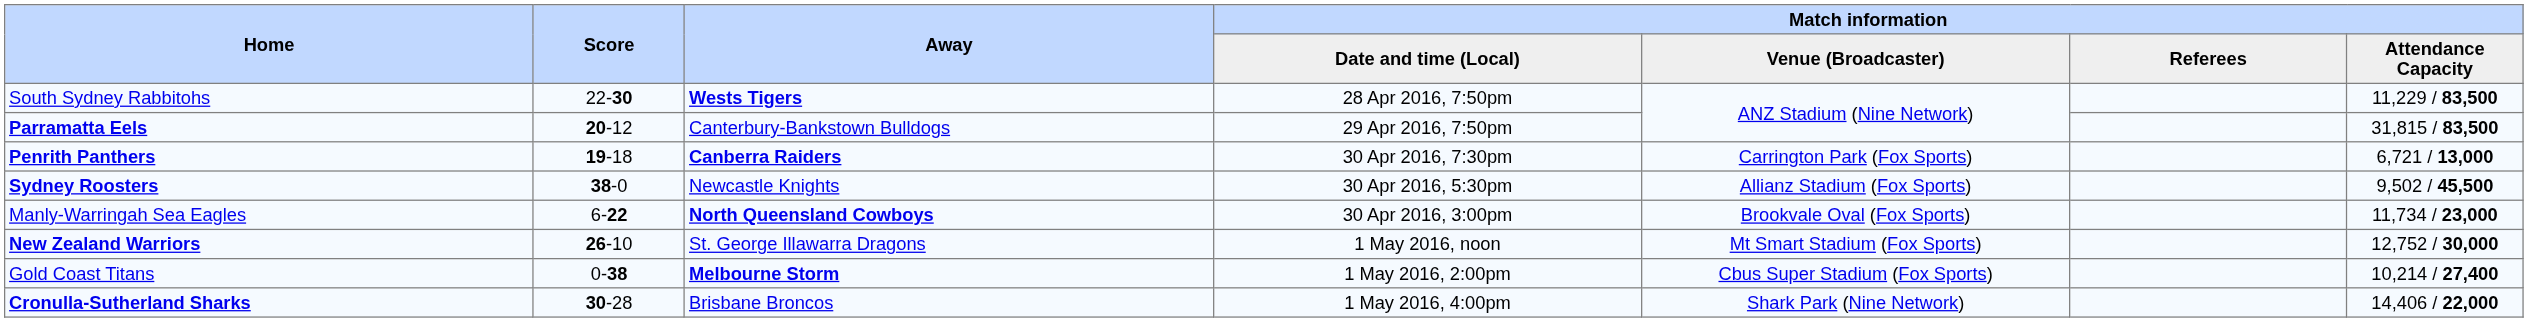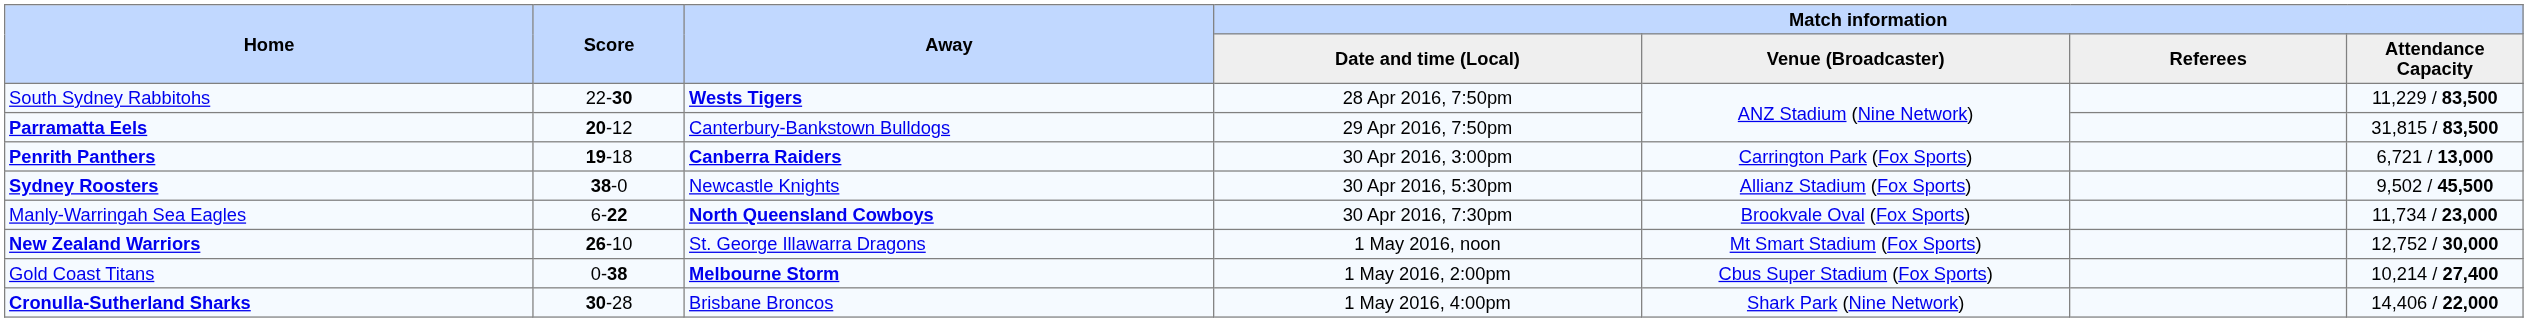(1427, 156) 30 Apr 2016, 7:30pm -> (1427, 156) 30 Apr 2016, 3:00pm
(1427, 215) 30 Apr 2016, 3:00pm -> (1427, 215) 30 Apr 2016, 7:30pm
